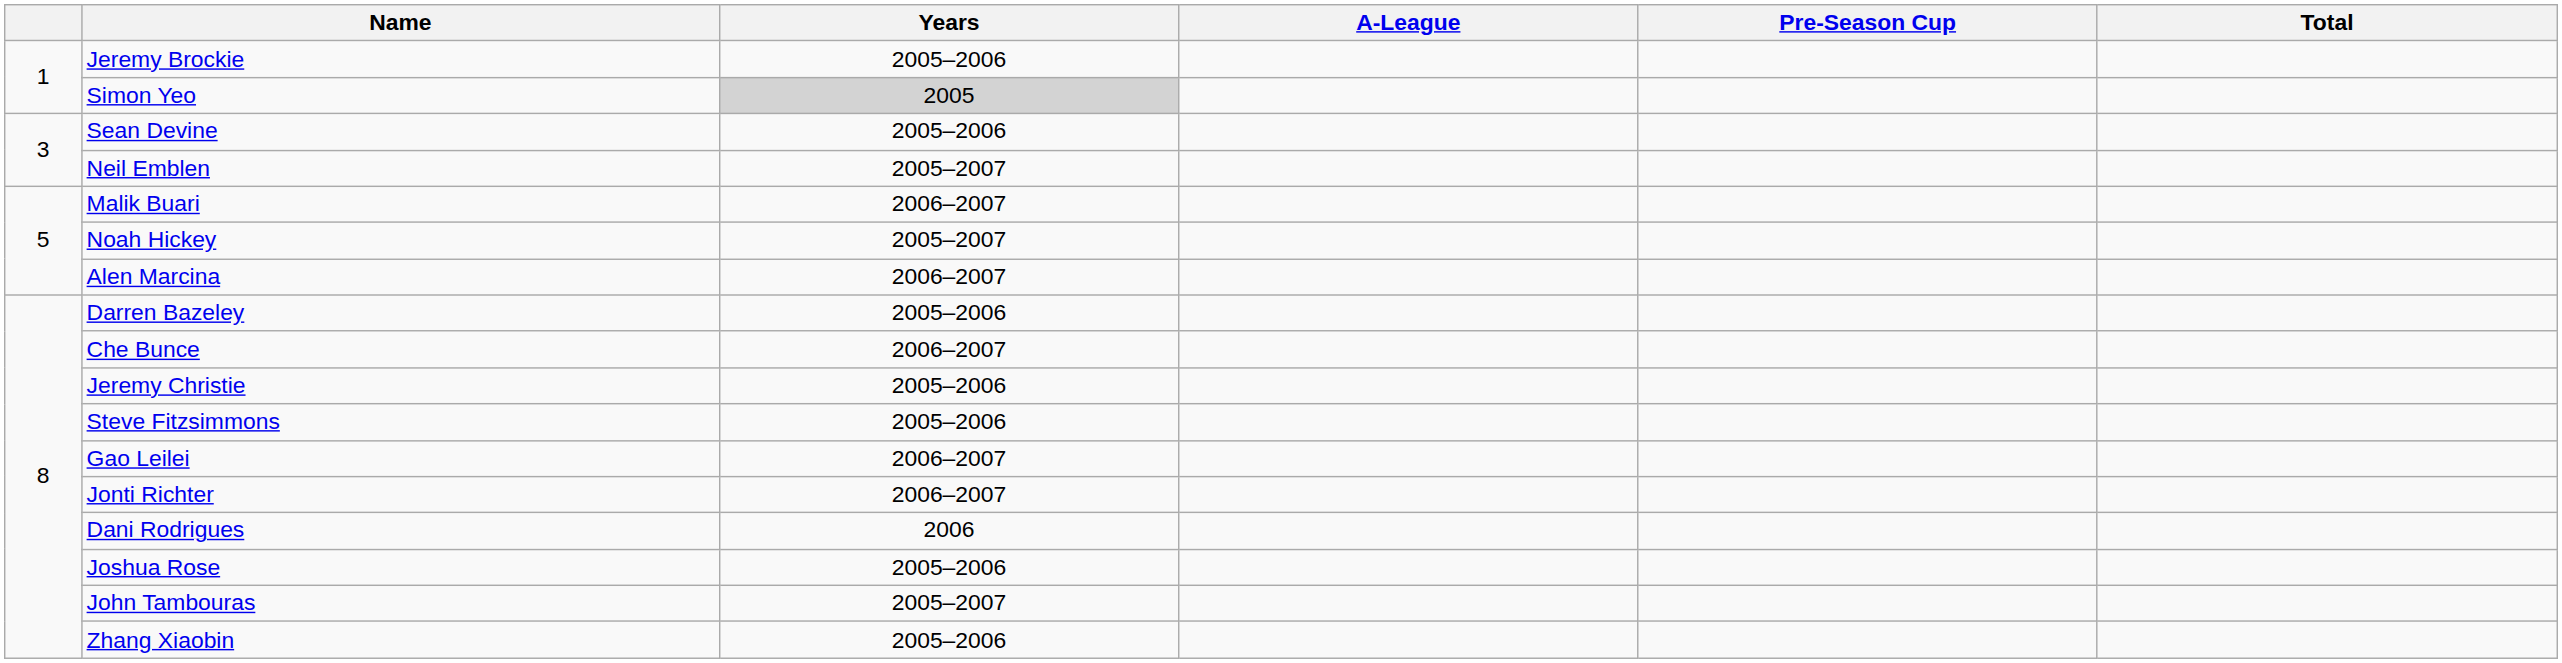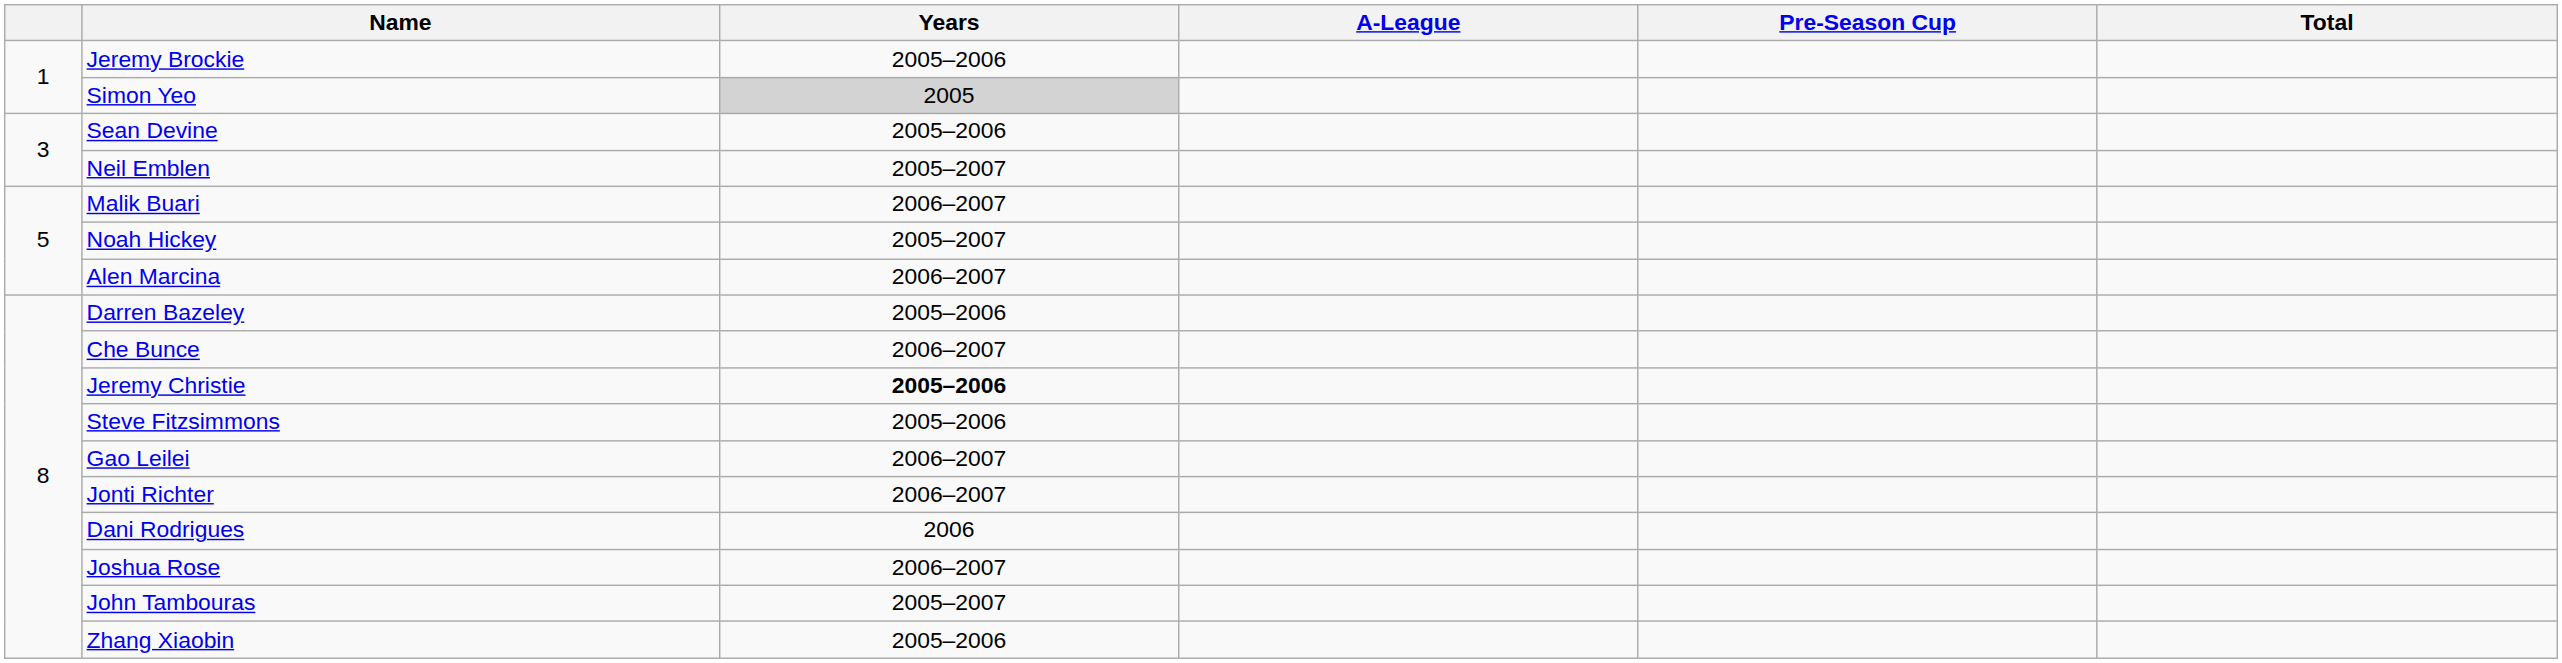(949, 385) normal -> (949, 385) bold
(949, 566) 2005–2006 -> (949, 566) 2006–2007
